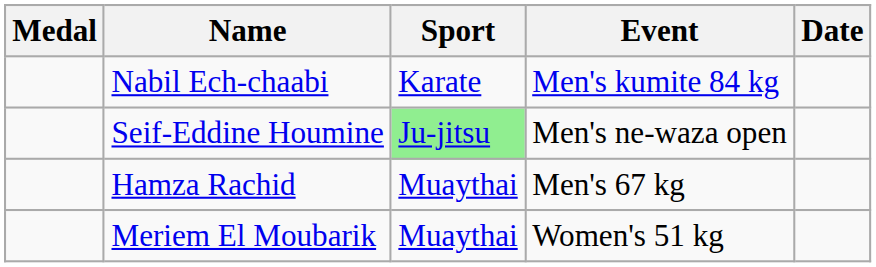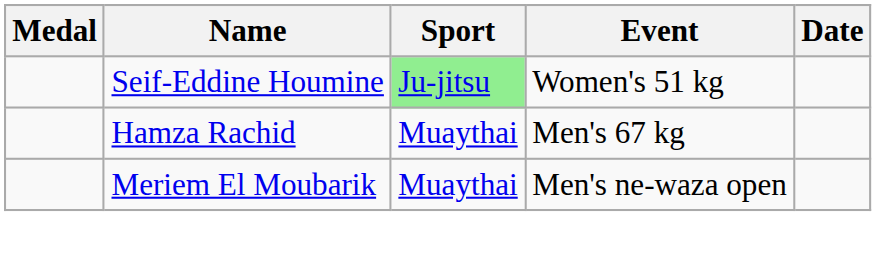- row: (220, 81)
(659, 133) Men's ne-waza open -> (628, 81) Women's 51 kg
(628, 235) Women's 51 kg -> (659, 184) Men's ne-waza open
